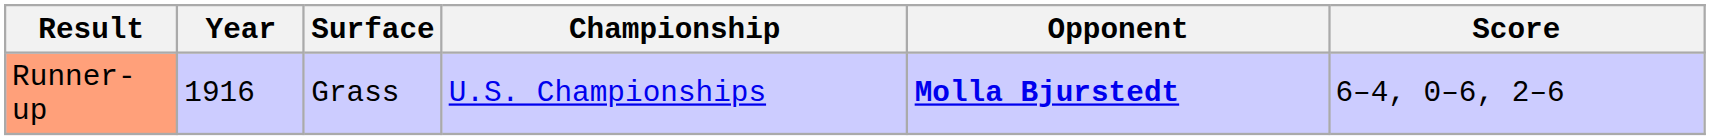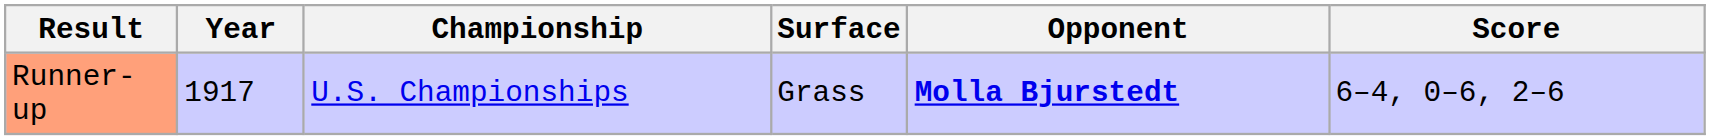columns swapped: (675, 29) <-> (373, 29)
(220, 94) 1916 -> (220, 94) 1917
